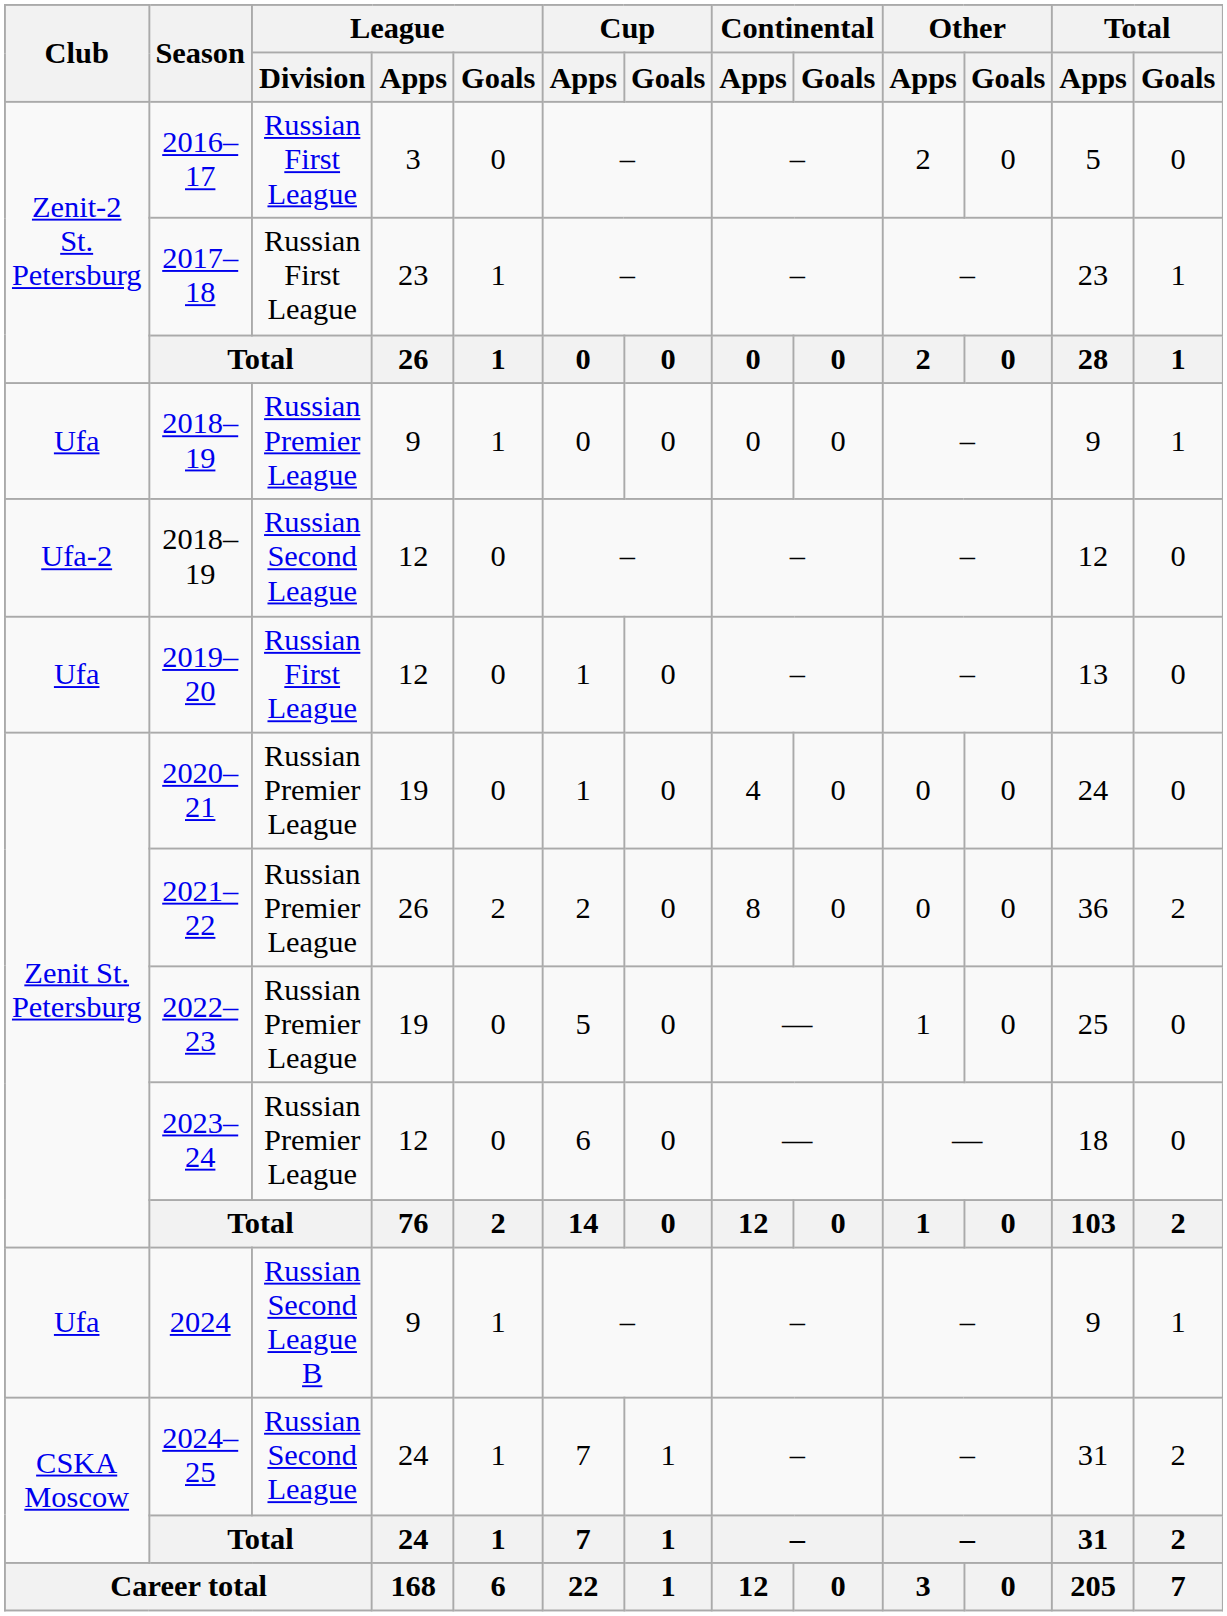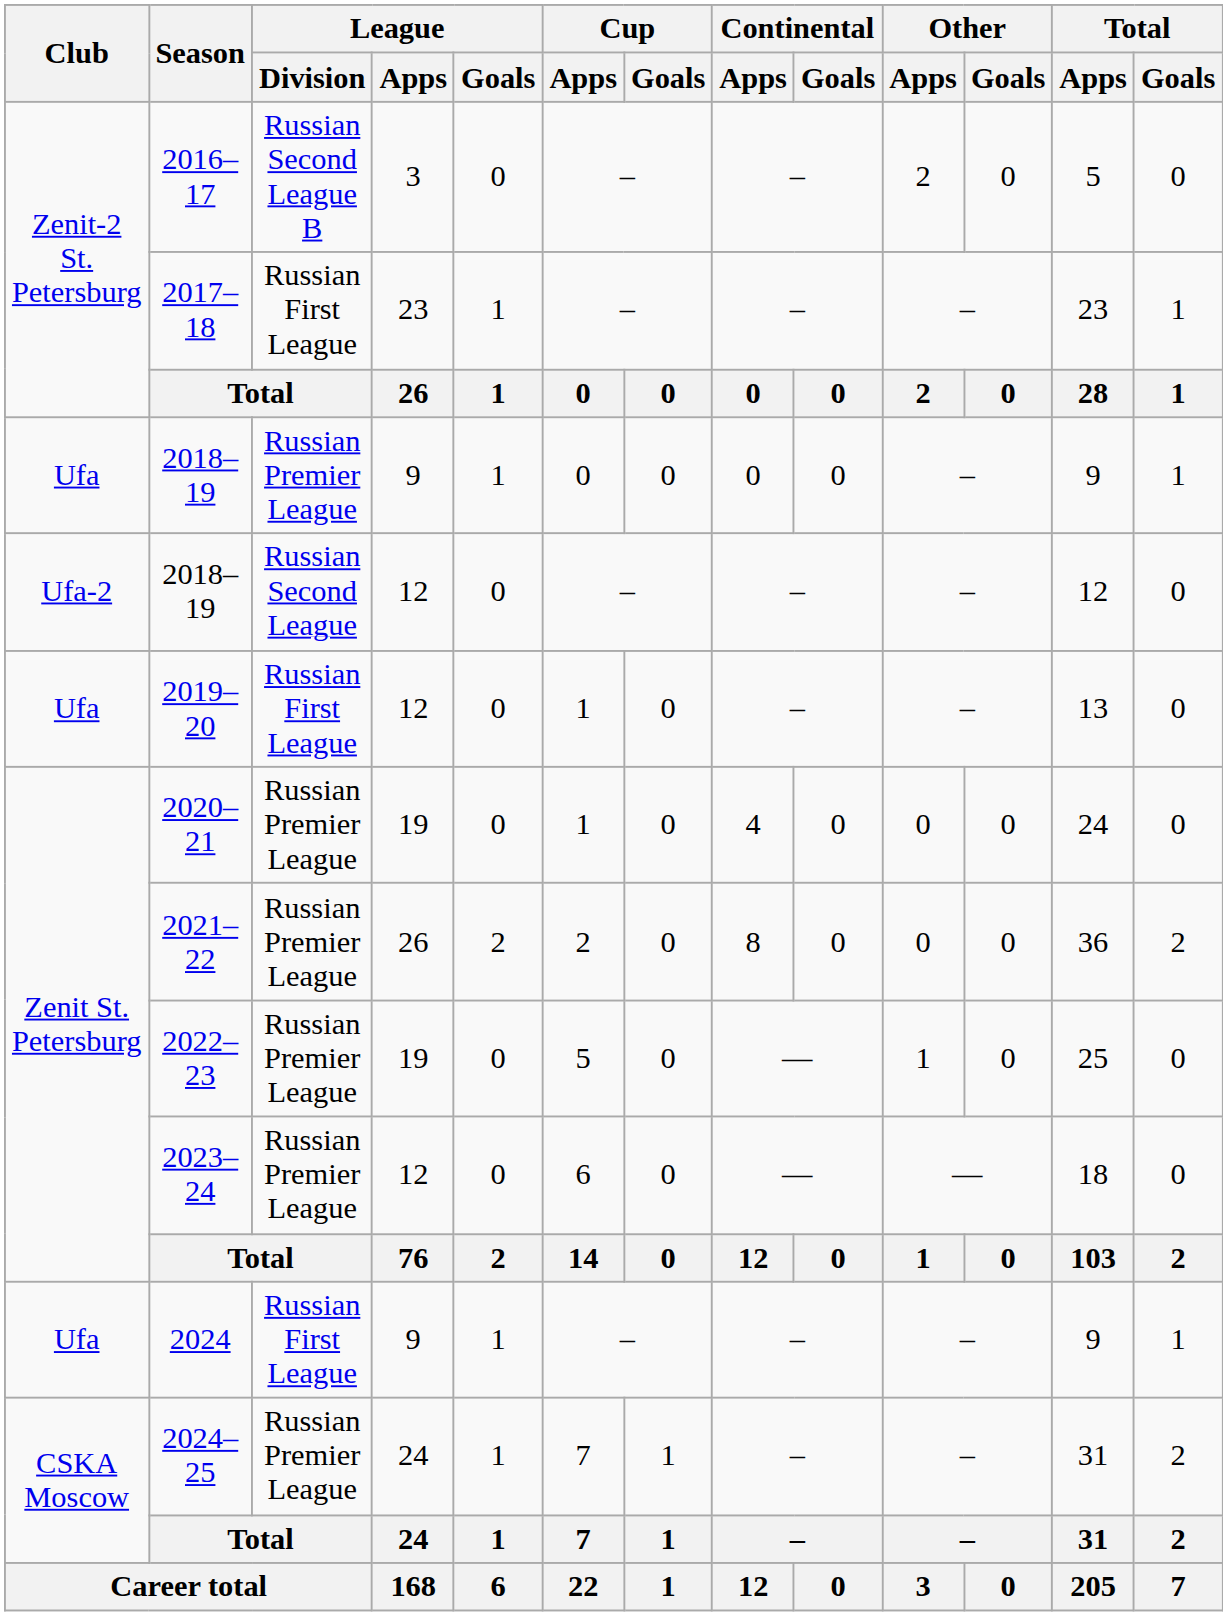(312, 159) Russian First League -> (312, 176) Russian Second League B
(312, 1322) Russian Second League B -> (312, 1339) Russian First League
(312, 1455) Russian Second League -> (312, 1455) Russian Premier League
